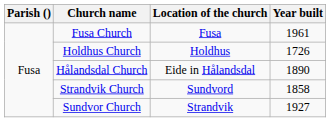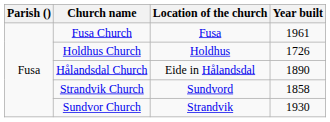(298, 107) 1927 -> (298, 107) 1930
